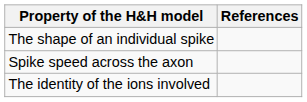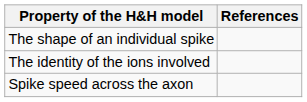rows swapped: (109, 84) <-> (101, 61)
